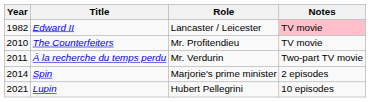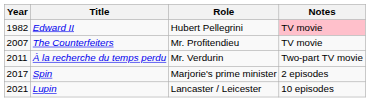(216, 27) Lancaster / Leicester -> (207, 27) Hubert Pellegrini
(17, 43) 2010 -> (17, 43) 2007
(17, 74) 2014 -> (17, 74) 2017
(207, 89) Hubert Pellegrini -> (216, 89) Lancaster / Leicester
